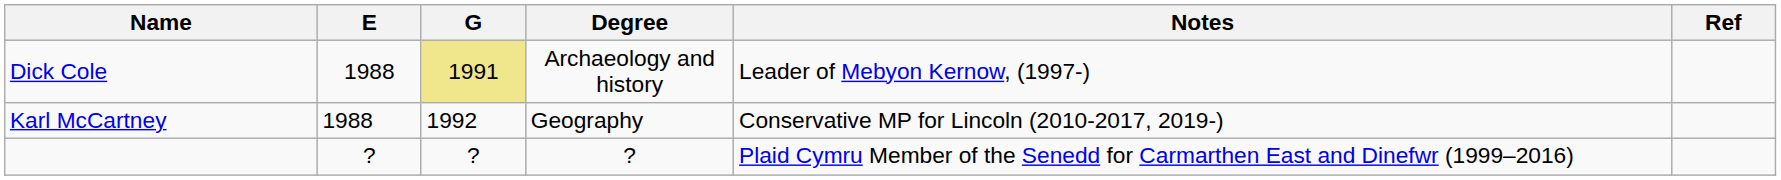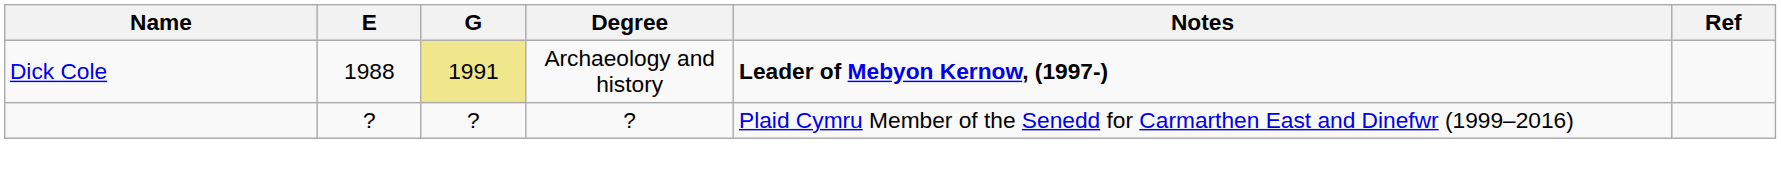(915, 71) normal -> (924, 71) bold
- row: (88, 120)
